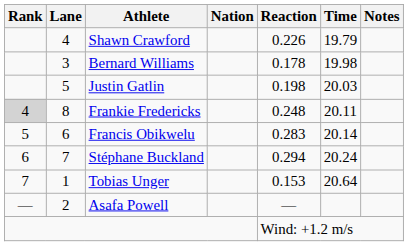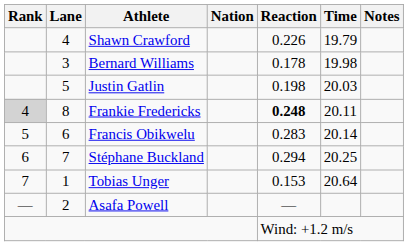(289, 110) normal -> (289, 110) bold
(340, 157) 20.24 -> (340, 157) 20.25
